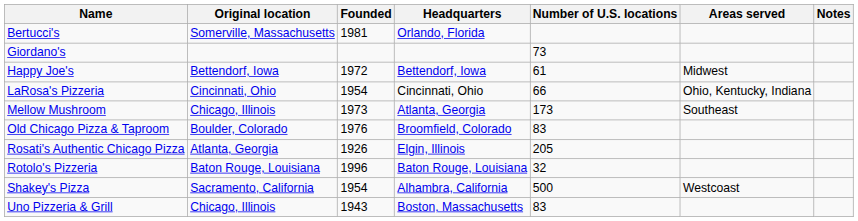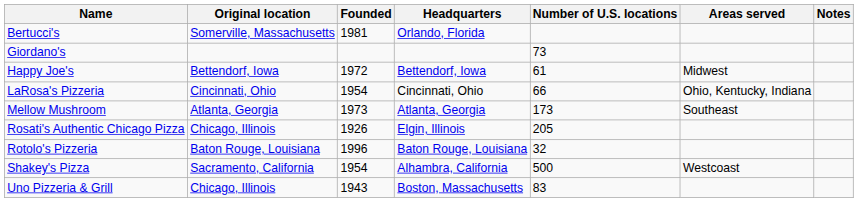(233, 110) Chicago, Illinois -> (234, 110) Atlanta, Georgia
- row: (88, 129)
(234, 149) Atlanta, Georgia -> (233, 129) Chicago, Illinois
